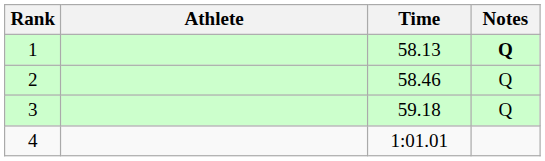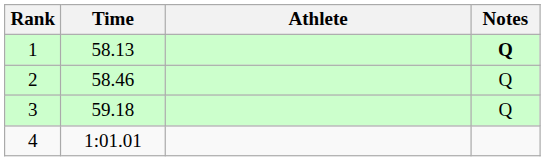columns swapped: (214, 19) <-> (419, 19)
